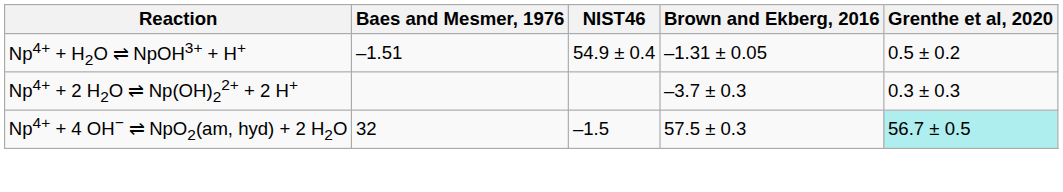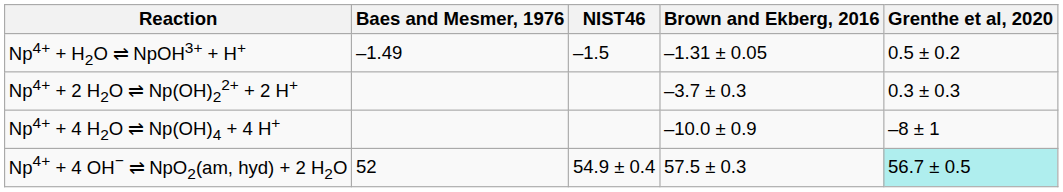(379, 53) –1.51 -> (379, 53) –1.49
(614, 53) 54.9 ± 0.4 -> (591, 53) –1.5
+ row: (145, 129)
(366, 129) 32 -> (366, 167) 52
(591, 129) –1.5 -> (614, 167) 54.9 ± 0.4
